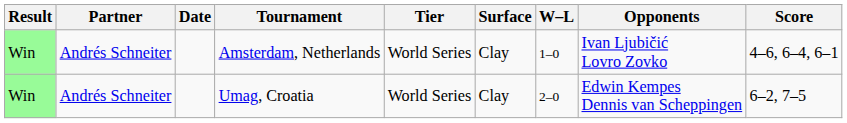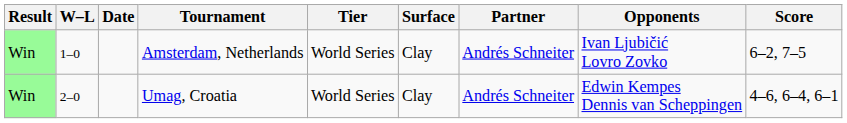columns swapped: (557, 17) <-> (116, 17)
(794, 52) 4–6, 6–4, 6–1 -> (778, 52) 6–2, 7–5
(778, 95) 6–2, 7–5 -> (794, 95) 4–6, 6–4, 6–1
